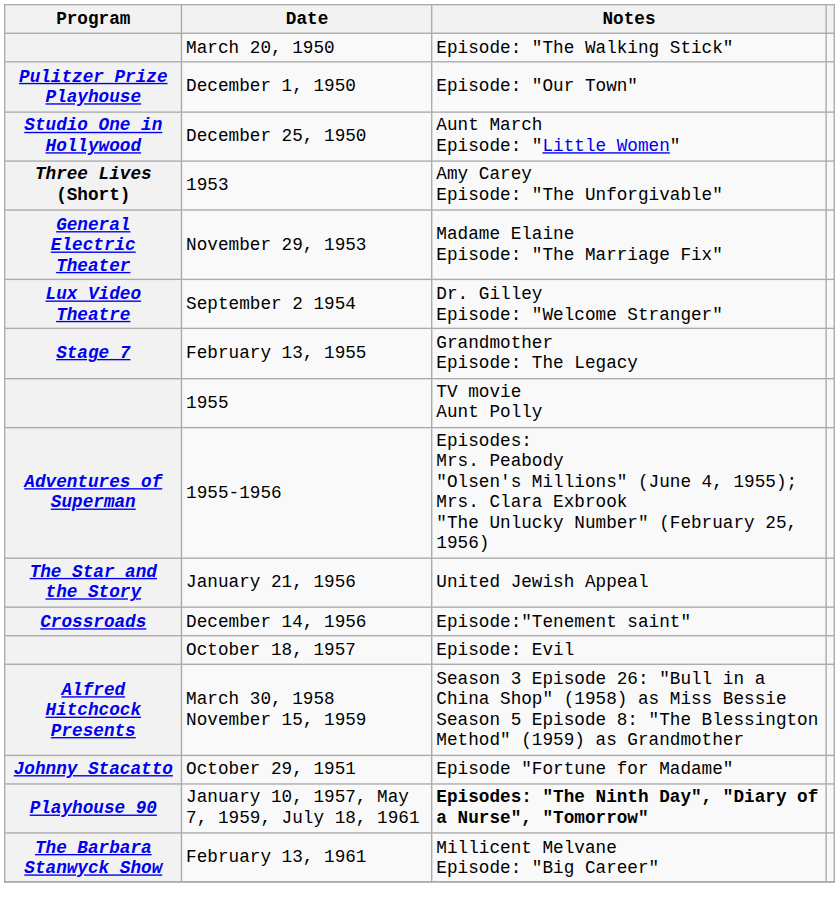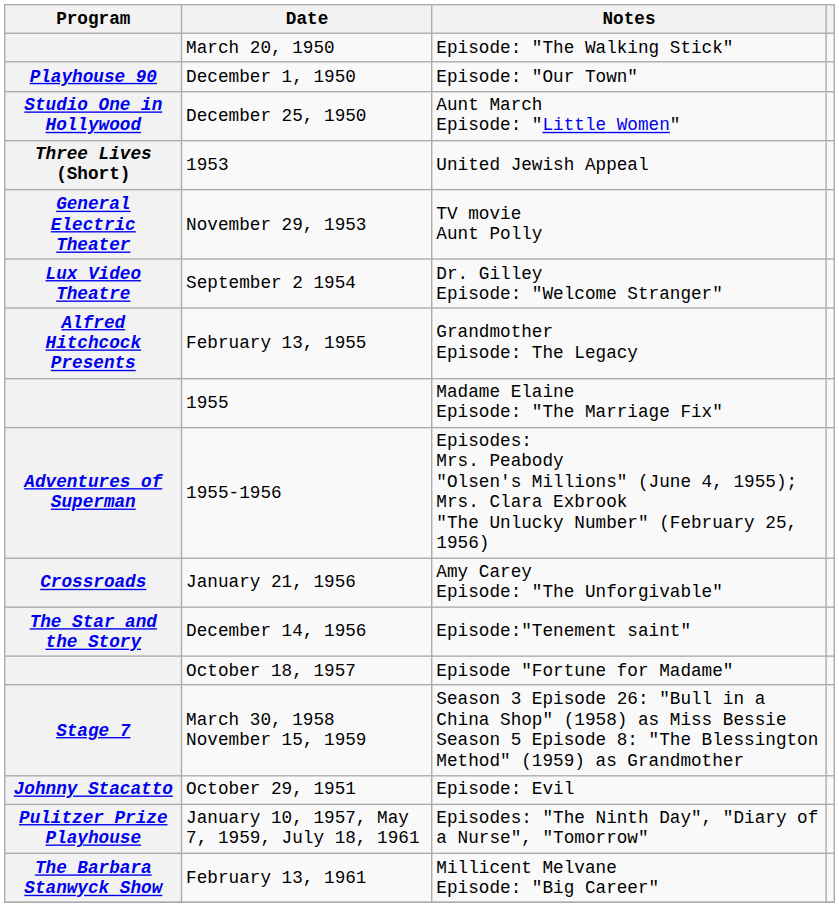(93, 87) Pulitzer Prize Playhouse -> (93, 77) Playhouse 90
(580, 185) Amy Carey Episode: "The Unforgivable" -> (542, 165) United Jewish Appeal
(580, 245) Madame Elaine Episode: "The Marriage Fix" -> (489, 224) TV movie Aunt Polly
(93, 353) Stage 7 -> (93, 343) Alfred Hitchcock Presents
(489, 403) TV movie Aunt Polly -> (580, 403) Madame Elaine Episode: "The Marriage Fix"
(93, 583) The Star and the Story -> (93, 583) Crossroads
(542, 583) United Jewish Appeal -> (580, 583) Amy Carey Episode: "The Unforgivable"
(93, 622) Crossroads -> (93, 632) The Star and the Story
(505, 650) Episode: Evil -> (585, 671) Episode "Fortune for Madame"
(93, 710) Alfred Hitchcock Presents -> (93, 730) Stage 7
(585, 769) Episode "Fortune for Madame" -> (505, 790) Episode: Evil
(93, 808) Playhouse 90 -> (93, 829) Pulitzer Prize Playhouse
(627, 808) bold -> (627, 829) normal
